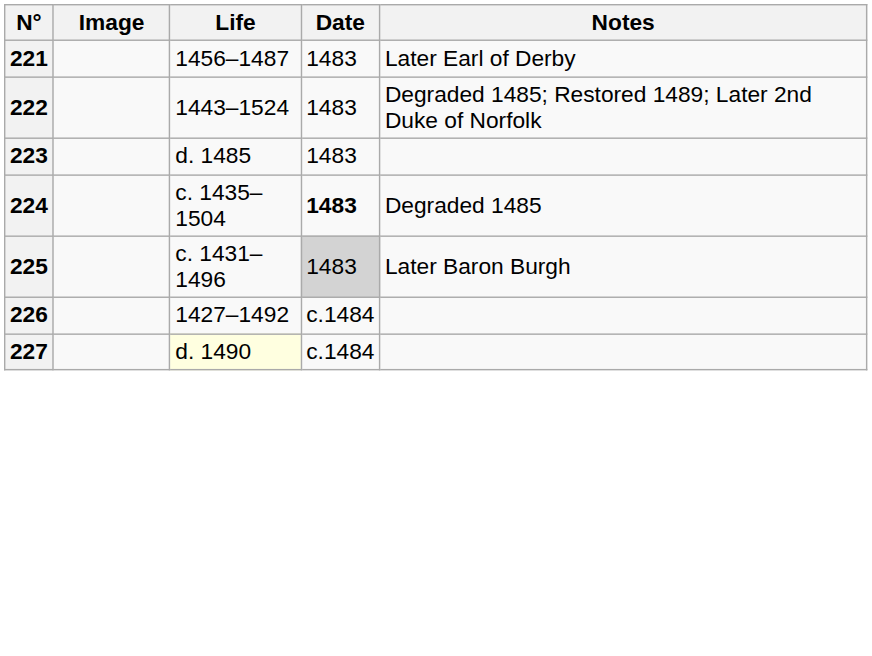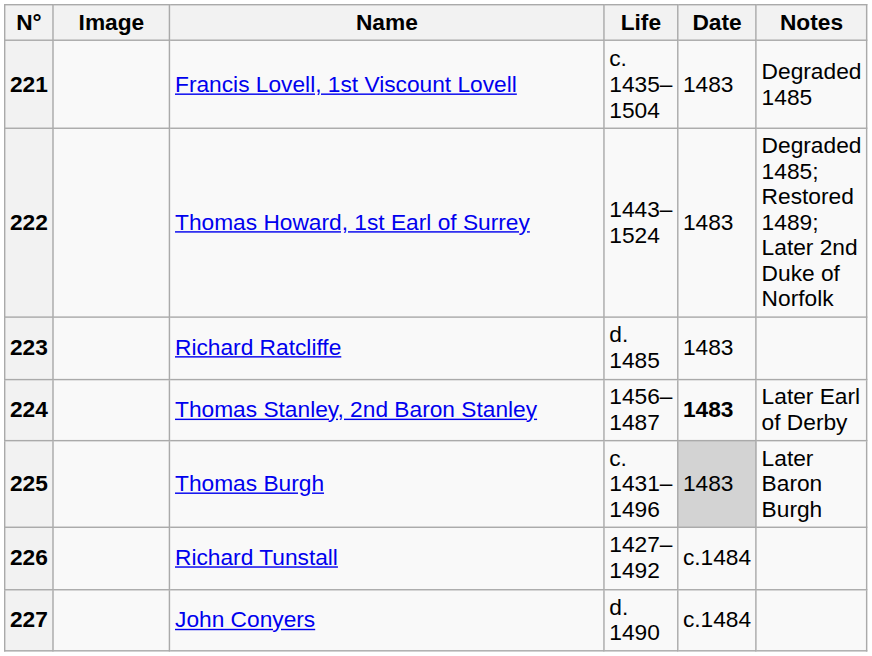+ column: (387, 22)
(232, 58) 1456–1487 -> (641, 84) c. 1435–1504
(480, 58) Later Earl of Derby -> (812, 84) Degraded 1485
(219, 204) c. 1435–1504 -> (641, 409) 1456–1487
(463, 204) Degraded 1485 -> (811, 409) Later Earl of Derby
(213, 351) lightyellow background -> (635, 619) no background
